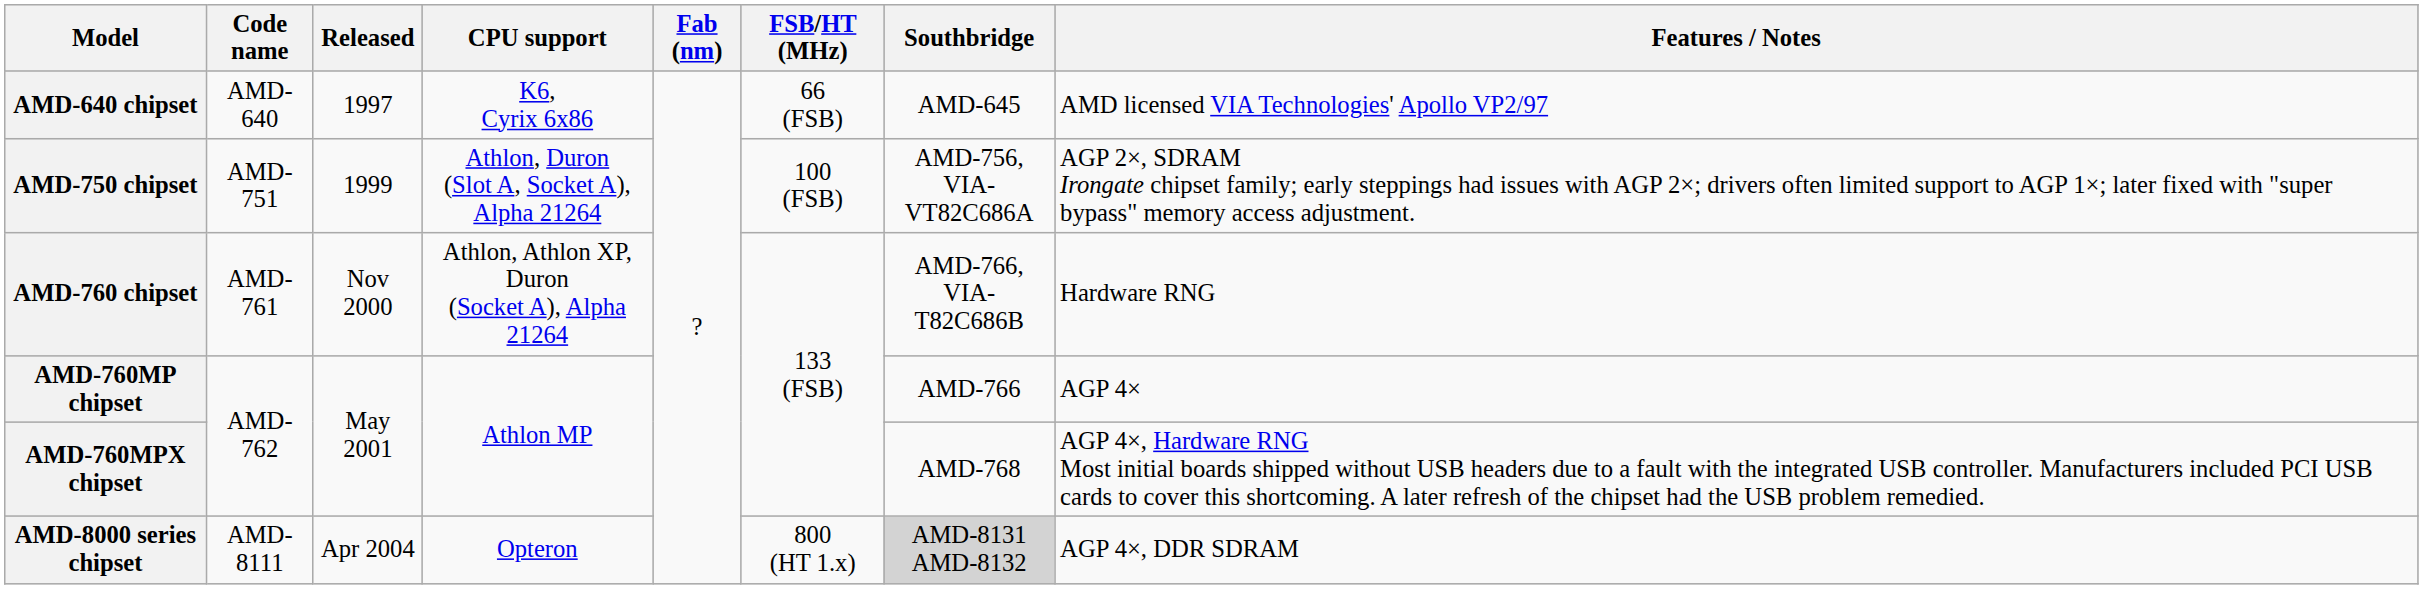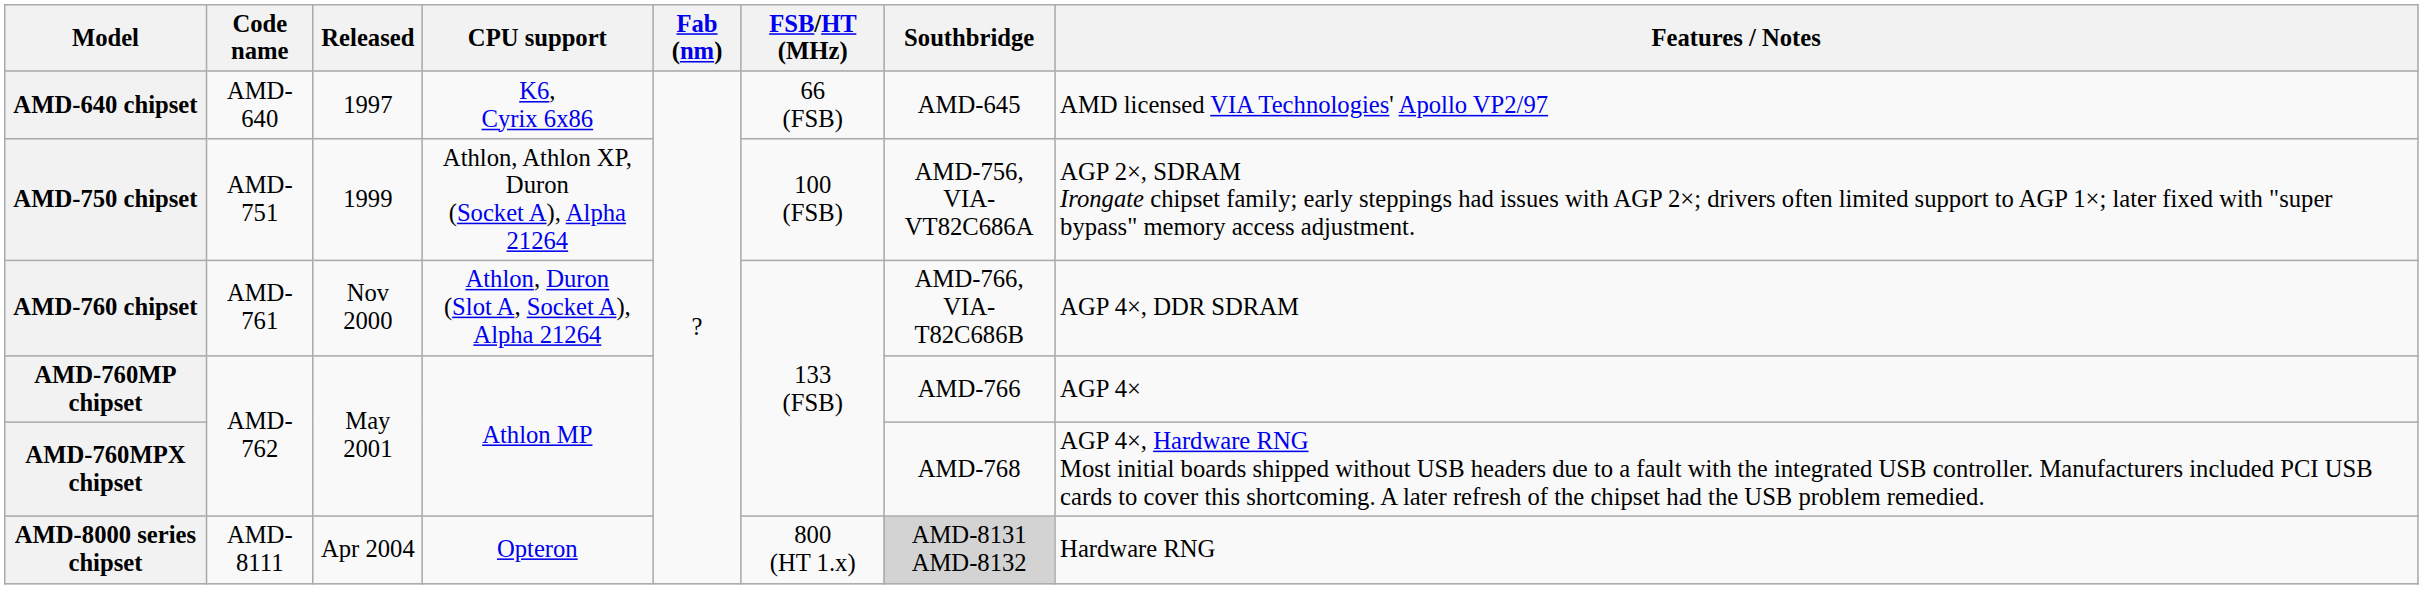(537, 185) Athlon, Duron (Slot A, Socket A), Alpha 21264 -> (537, 199) Athlon, Athlon XP, Duron (Socket A), Alpha 21264
(537, 293) Athlon, Athlon XP, Duron (Socket A), Alpha 21264 -> (537, 307) Athlon, Duron (Slot A, Socket A), Alpha 21264
(1138, 293) Hardware RNG -> (1180, 307) AGP 4×, DDR SDRAM
(1180, 549) AGP 4×, DDR SDRAM -> (1138, 549) Hardware RNG
